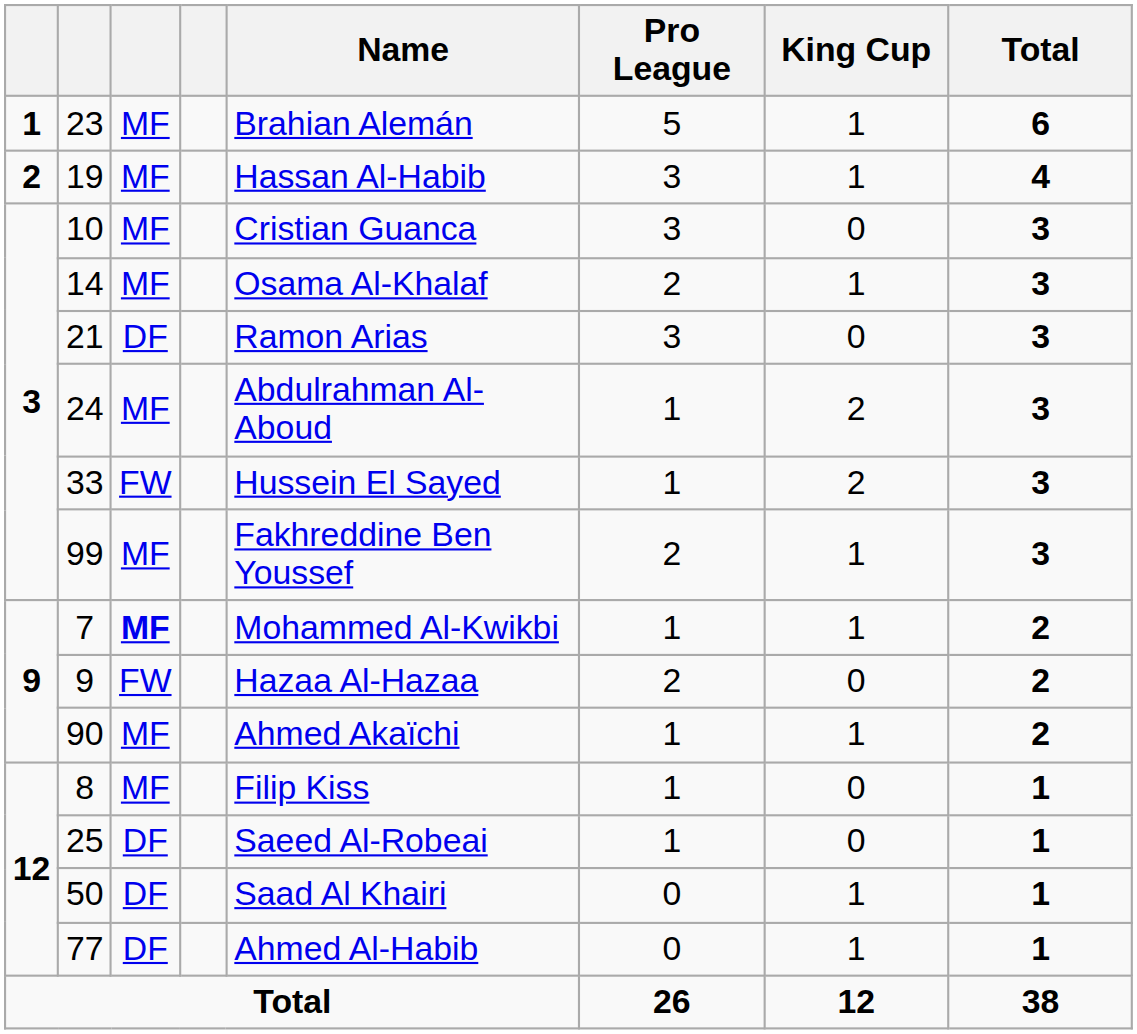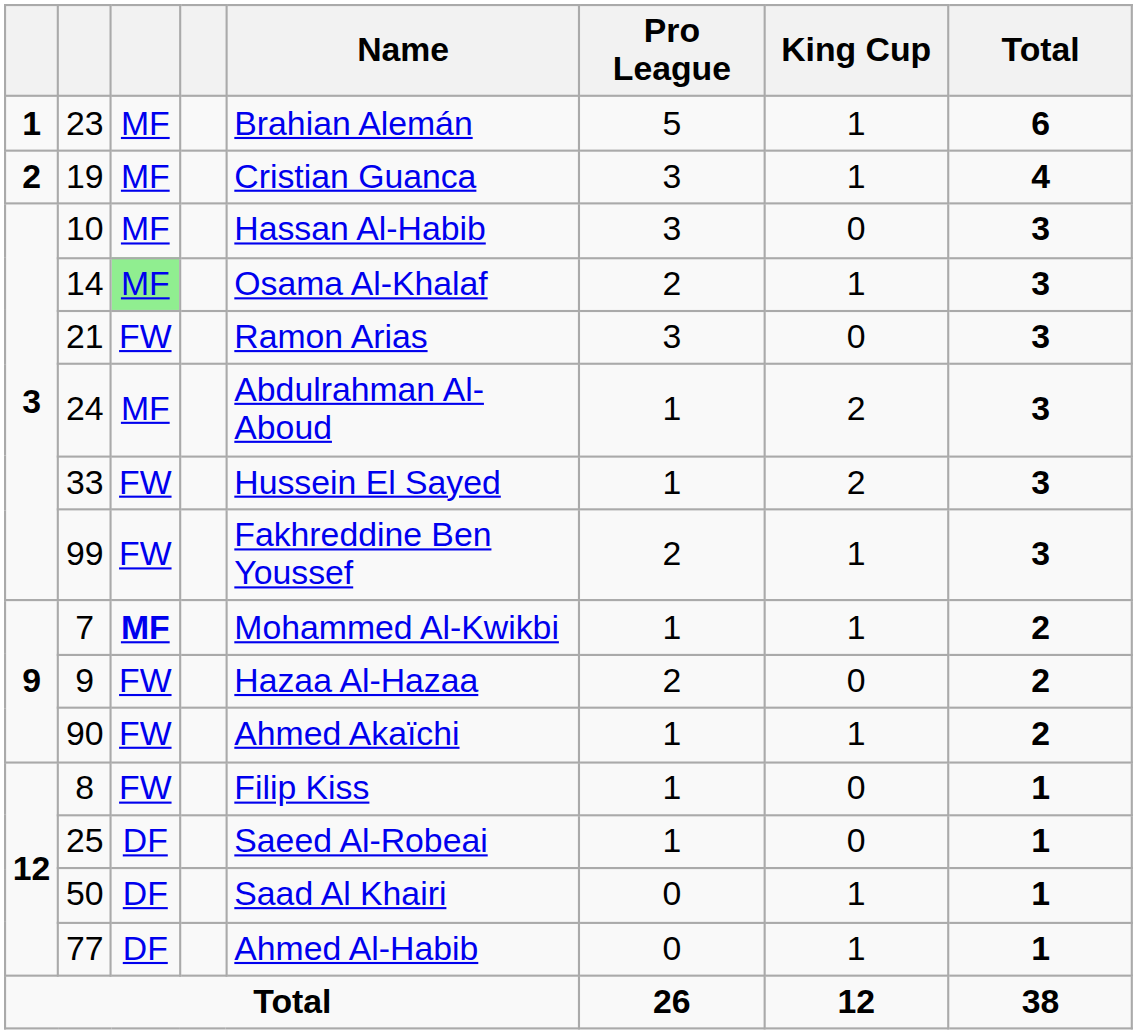(360, 176) Hassan Al-Habib -> (355, 176) Cristian Guanca
(355, 229) Cristian Guanca -> (360, 229) Hassan Al-Habib
(145, 283) no background -> (145, 283) lightgreen background
(145, 336) DF -> (145, 336) FW
(145, 554) MF -> (145, 554) FW
(145, 734) MF -> (145, 734) FW
(145, 787) MF -> (145, 787) FW
